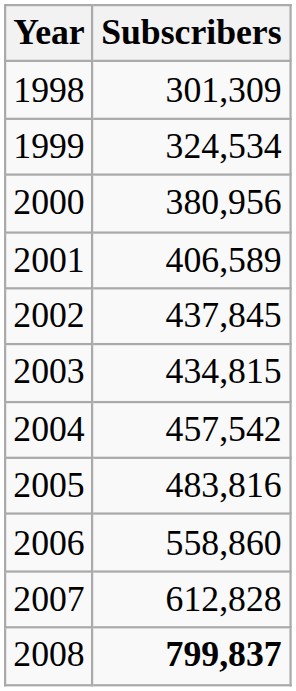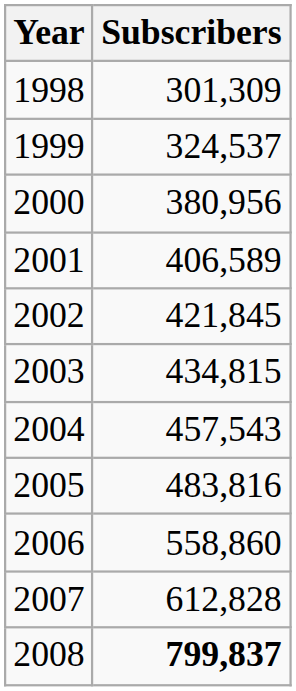(224, 145) 324,534 -> (224, 145) 324,537
(224, 315) 437,845 -> (224, 315) 421,845
(224, 428) 457,542 -> (224, 428) 457,543
